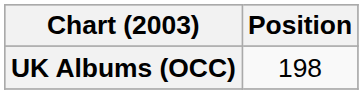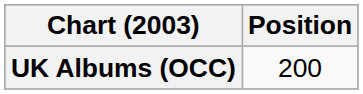(300, 67) 198 -> (300, 67) 200
